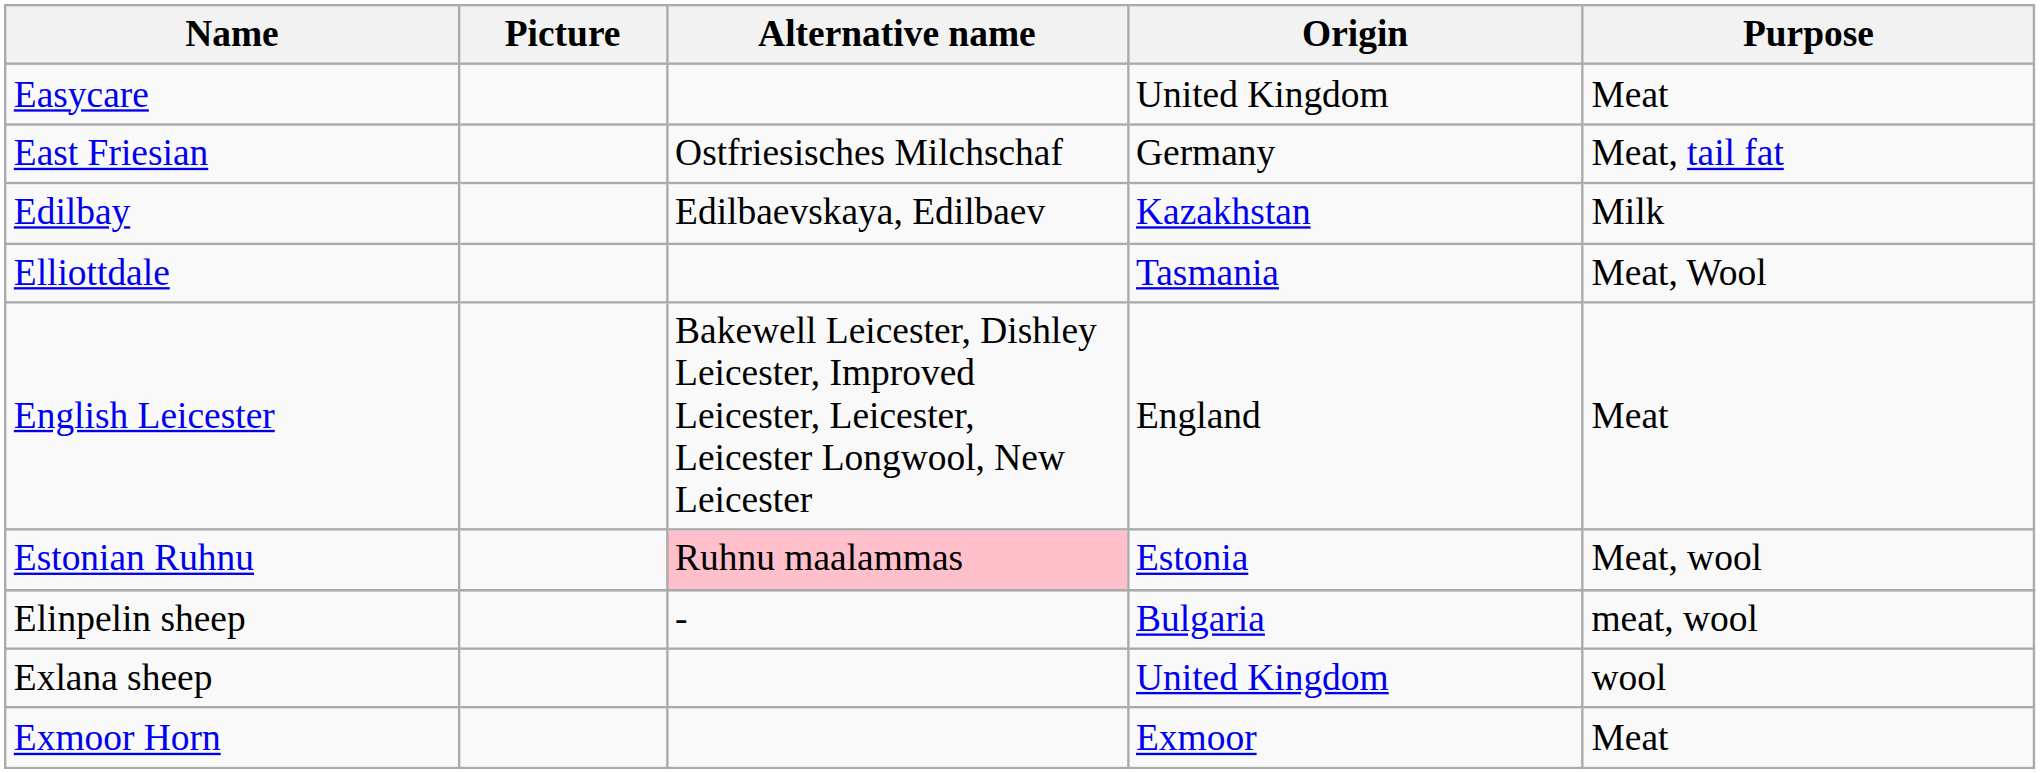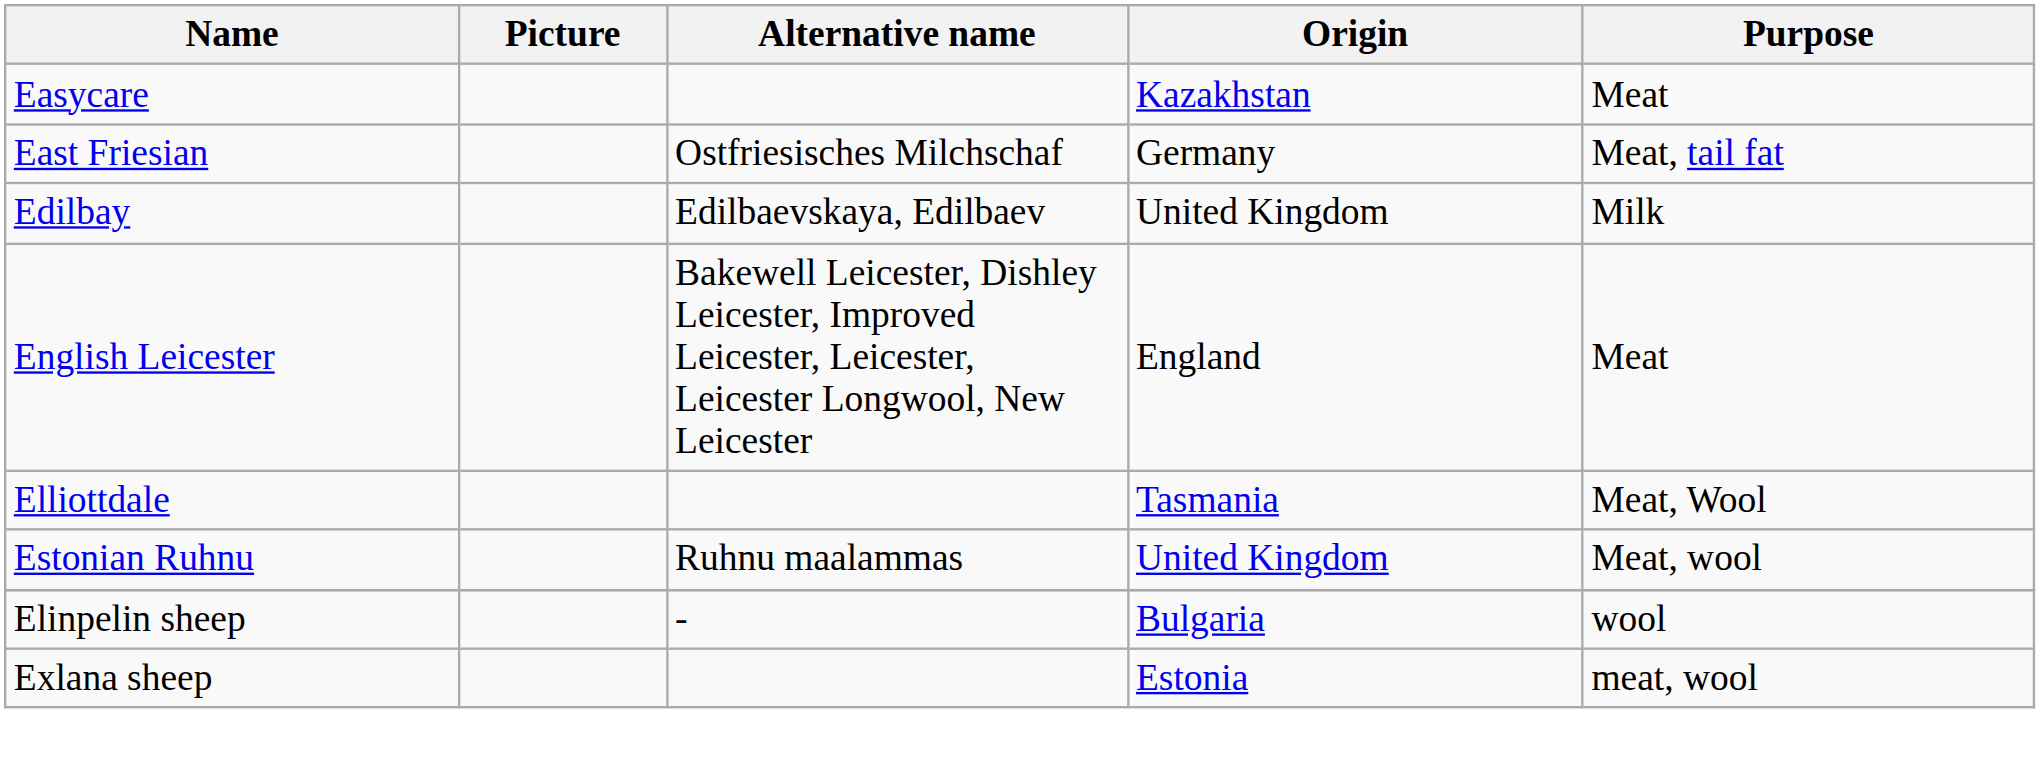(1262, 93) United Kingdom -> (1223, 93) Kazakhstan
(1223, 212) Kazakhstan -> (1262, 212) United Kingdom
rows swapped: (92, 271) <-> (144, 415)
(819, 558) pink background -> (819, 558) no background
(1192, 558) Estonia -> (1262, 558) United Kingdom
(1675, 618) meat, wool -> (1629, 618) wool
(1262, 677) United Kingdom -> (1192, 677) Estonia
(1629, 677) wool -> (1675, 677) meat, wool
- row: (117, 737)
